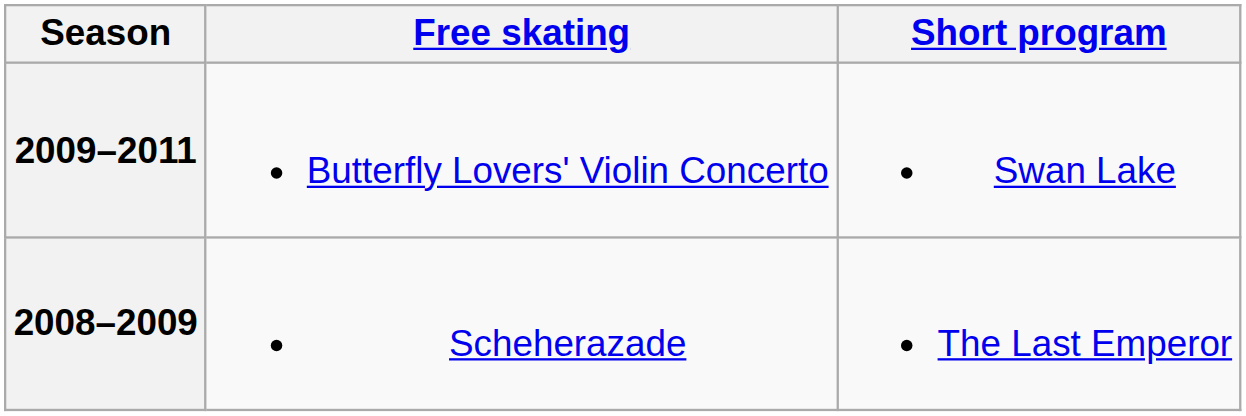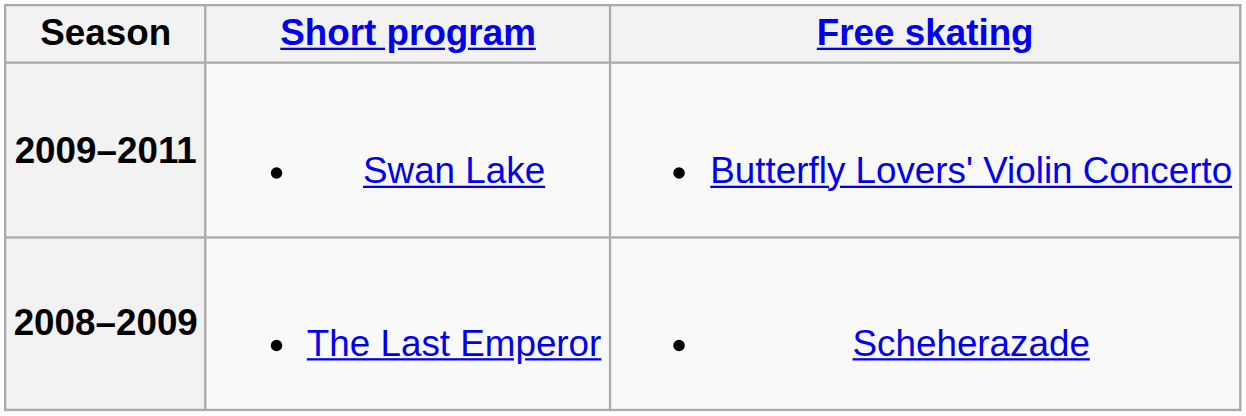columns swapped: (1039, 33) <-> (522, 33)
